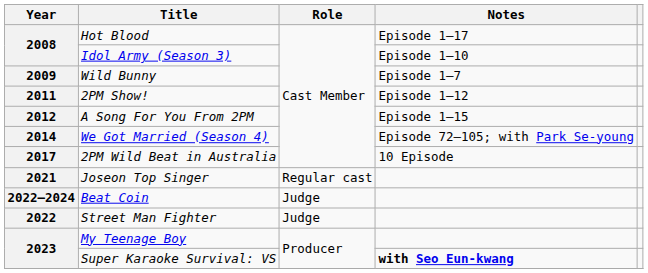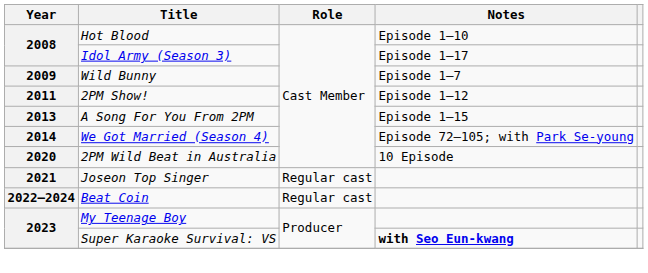(424, 35) Episode 1–17 -> (424, 35) Episode 1–10
(424, 55) Episode 1–10 -> (424, 55) Episode 1–17
(41, 116) 2012 -> (41, 116) 2013
(41, 157) 2017 -> (41, 157) 2020
(301, 198) Judge -> (327, 198) Regular cast
- row: (149, 218)
